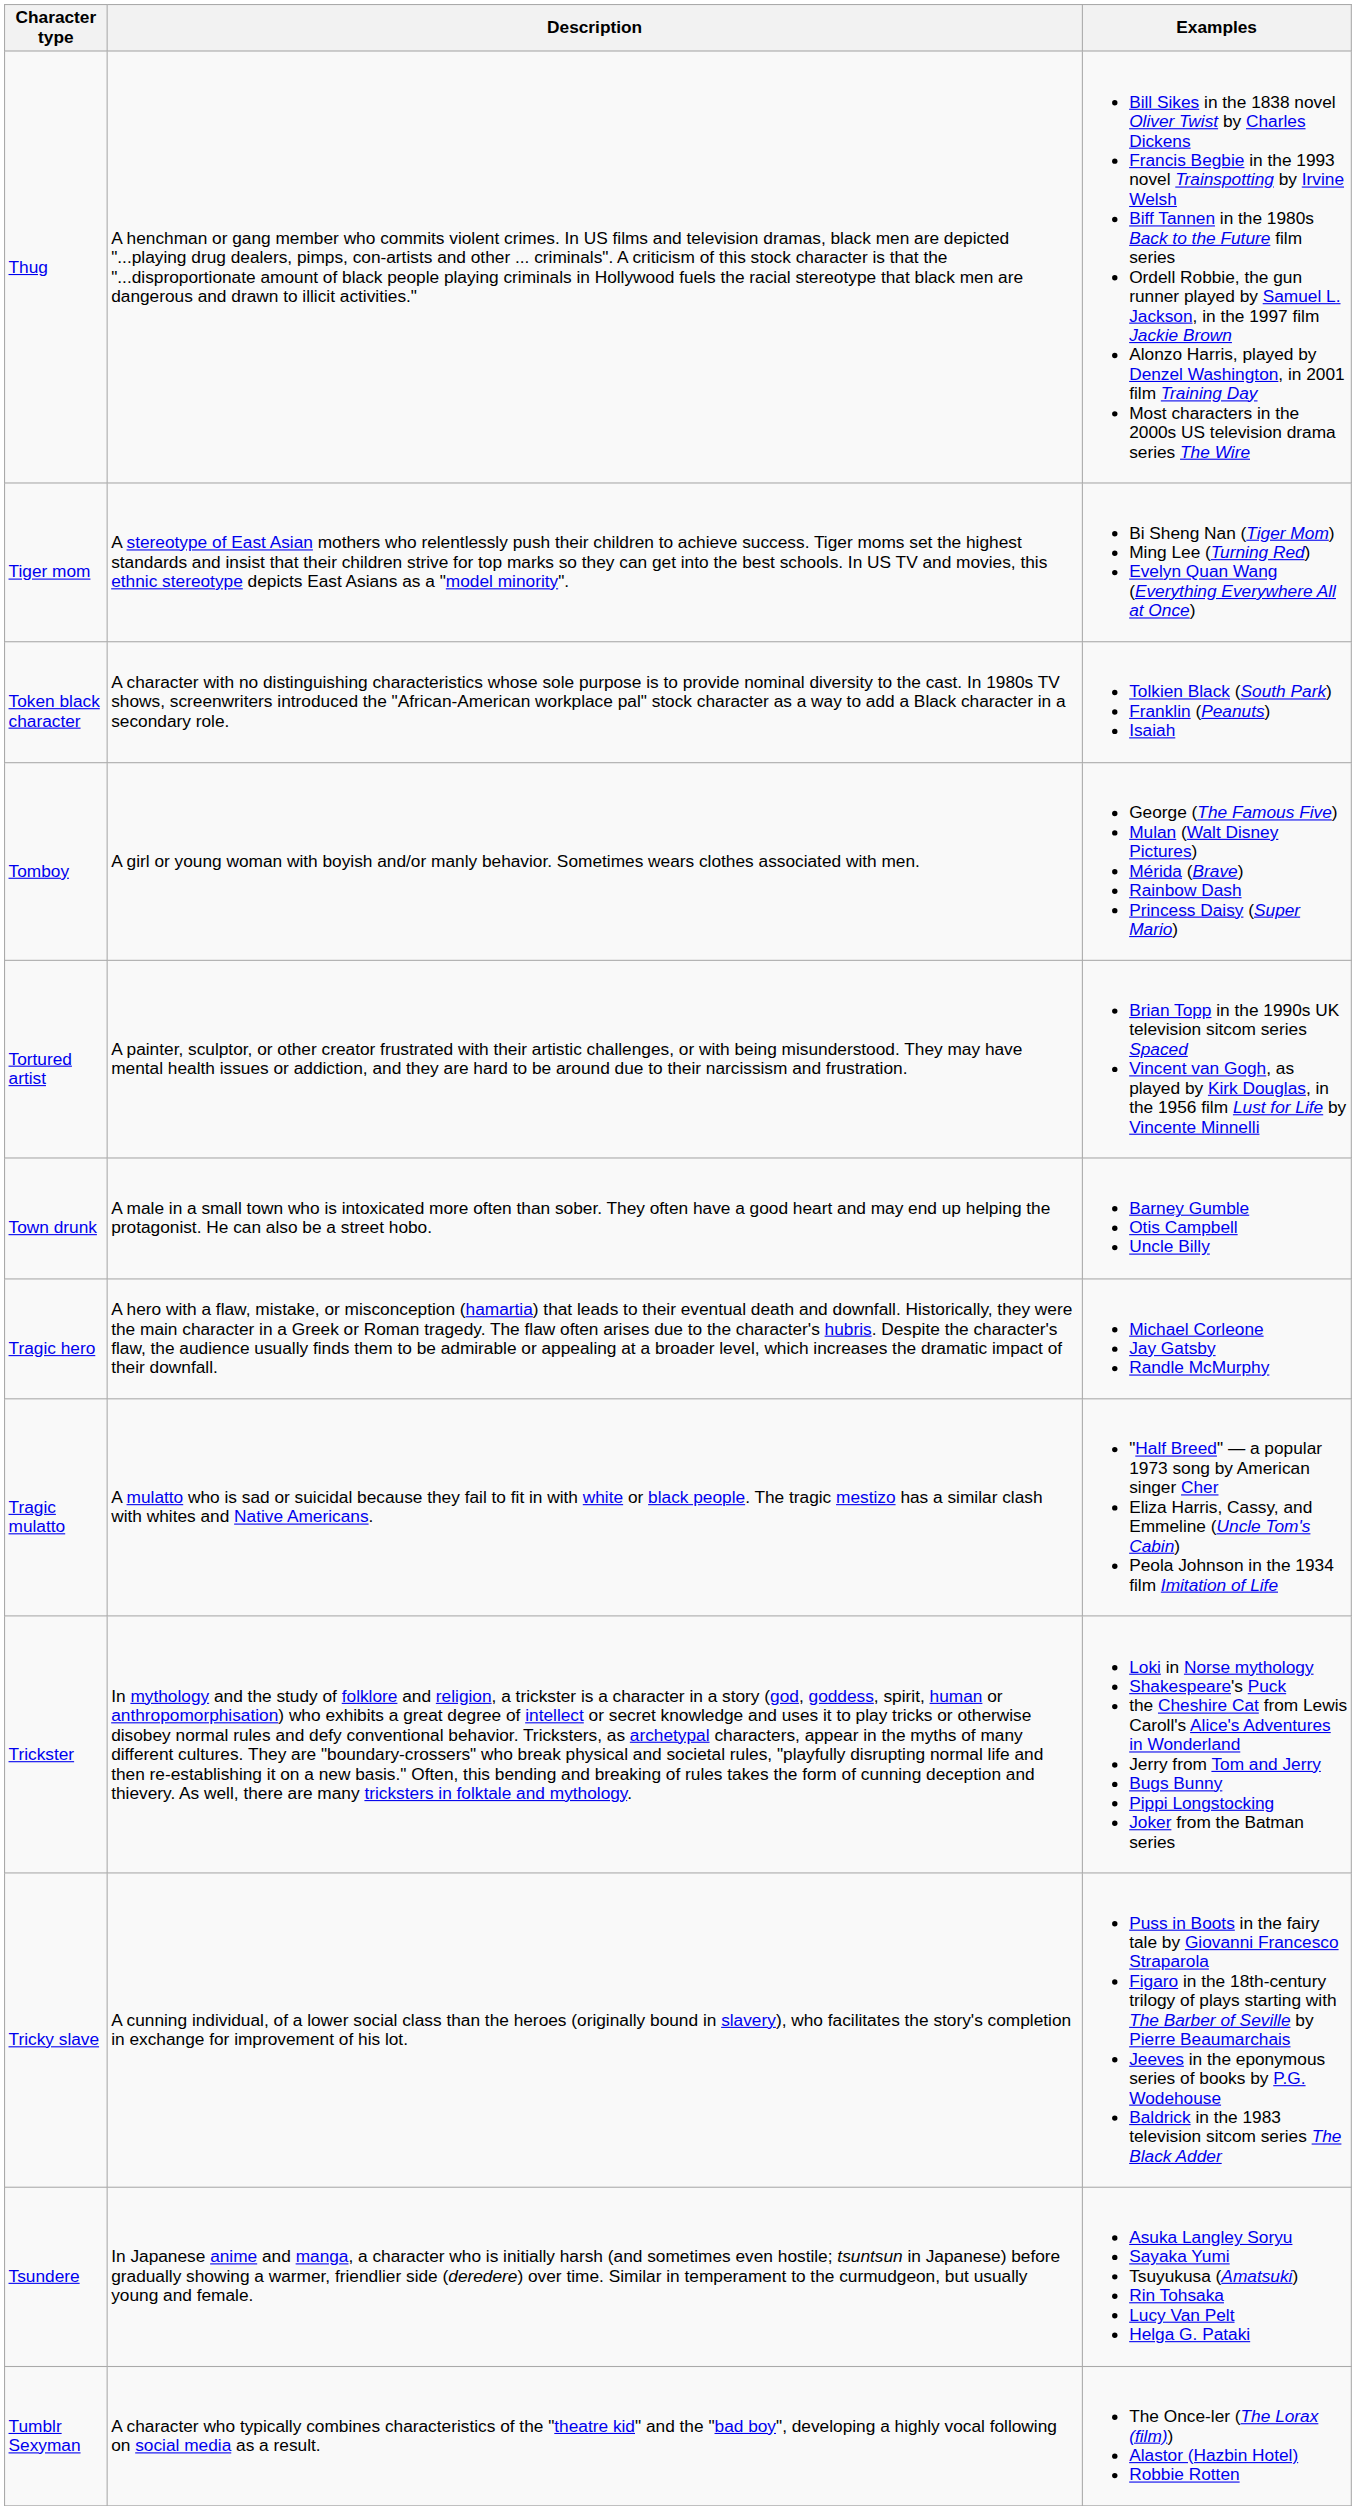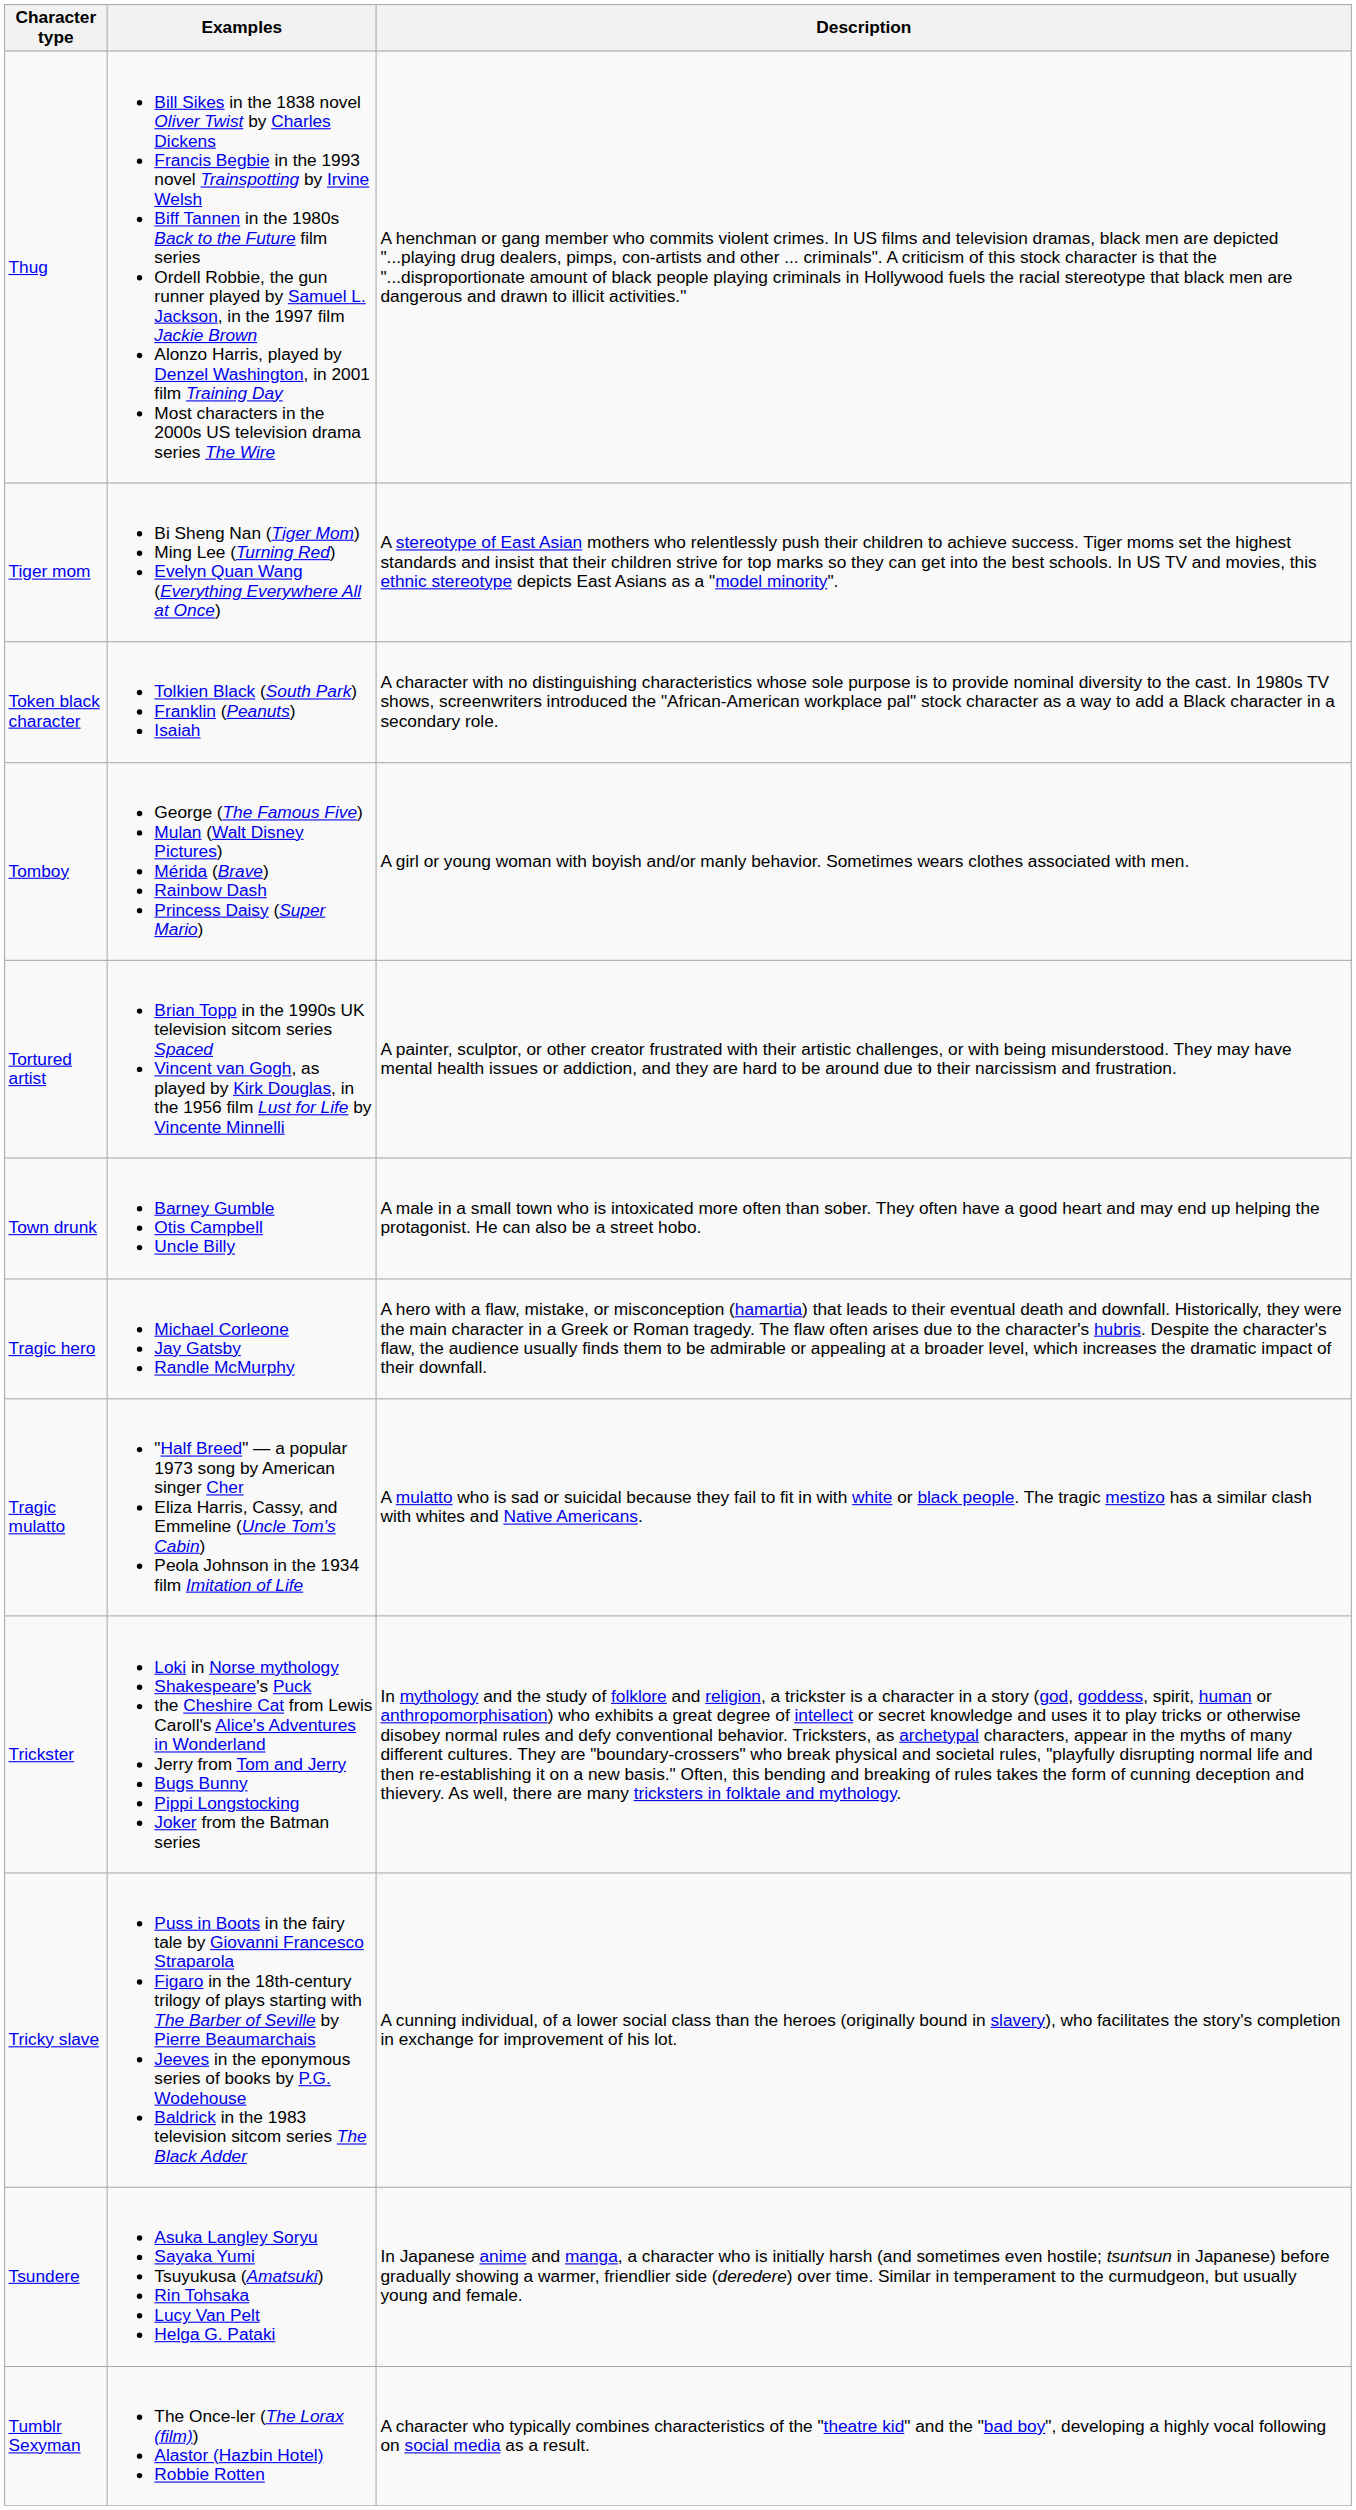columns swapped: (595, 27) <-> (1217, 27)
